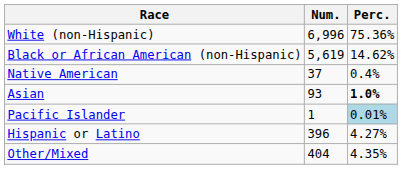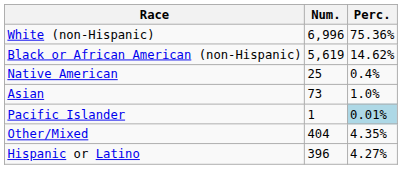(315, 74) 37 -> (315, 74) 25
(315, 94) 93 -> (315, 94) 73
(365, 94) bold -> (365, 94) normal
rows swapped: (48, 154) <-> (74, 134)
